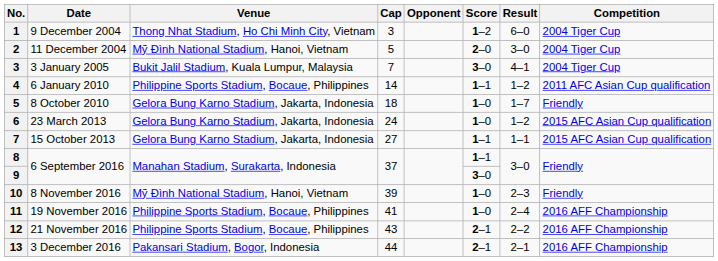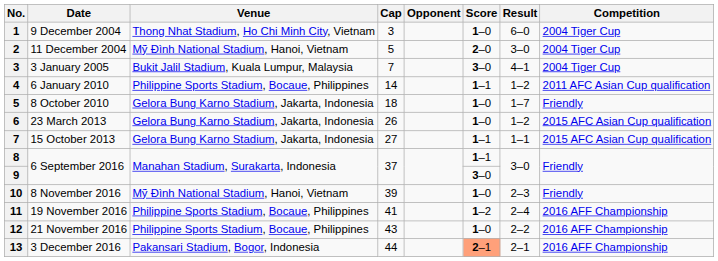(482, 31) 1–2 -> (482, 31) 1–0
(391, 121) 24 -> (391, 121) 26
(482, 211) 1–0 -> (482, 211) 1–2
(482, 229) 2–1 -> (482, 229) 1–0
(482, 247) no background -> (482, 247) lightsalmon background
